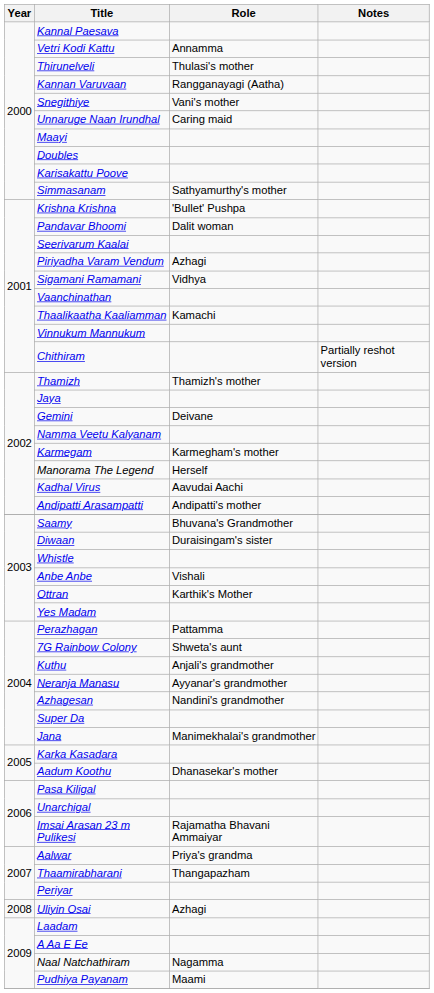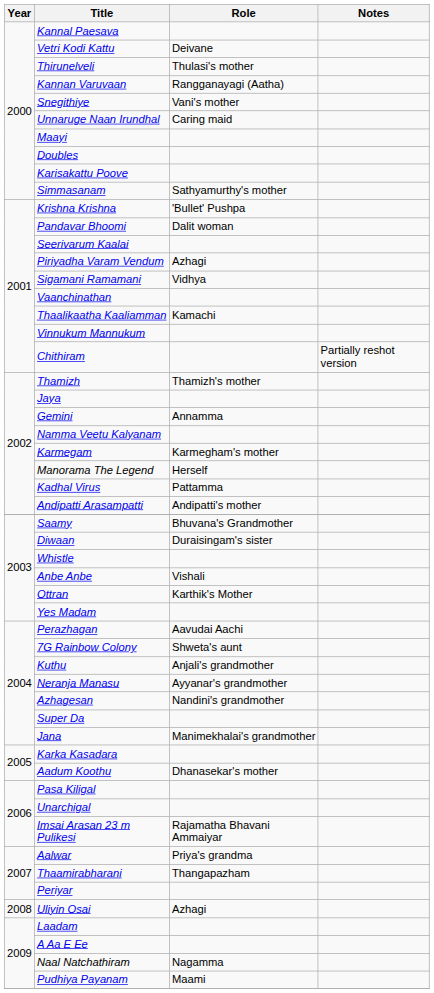(197, 48) Annamma -> (192, 48) Deivane
(192, 416) Deivane -> (197, 416) Annamma
(207, 487) Aavudai Aachi -> (197, 487) Pattamma
(197, 629) Pattamma -> (207, 629) Aavudai Aachi
